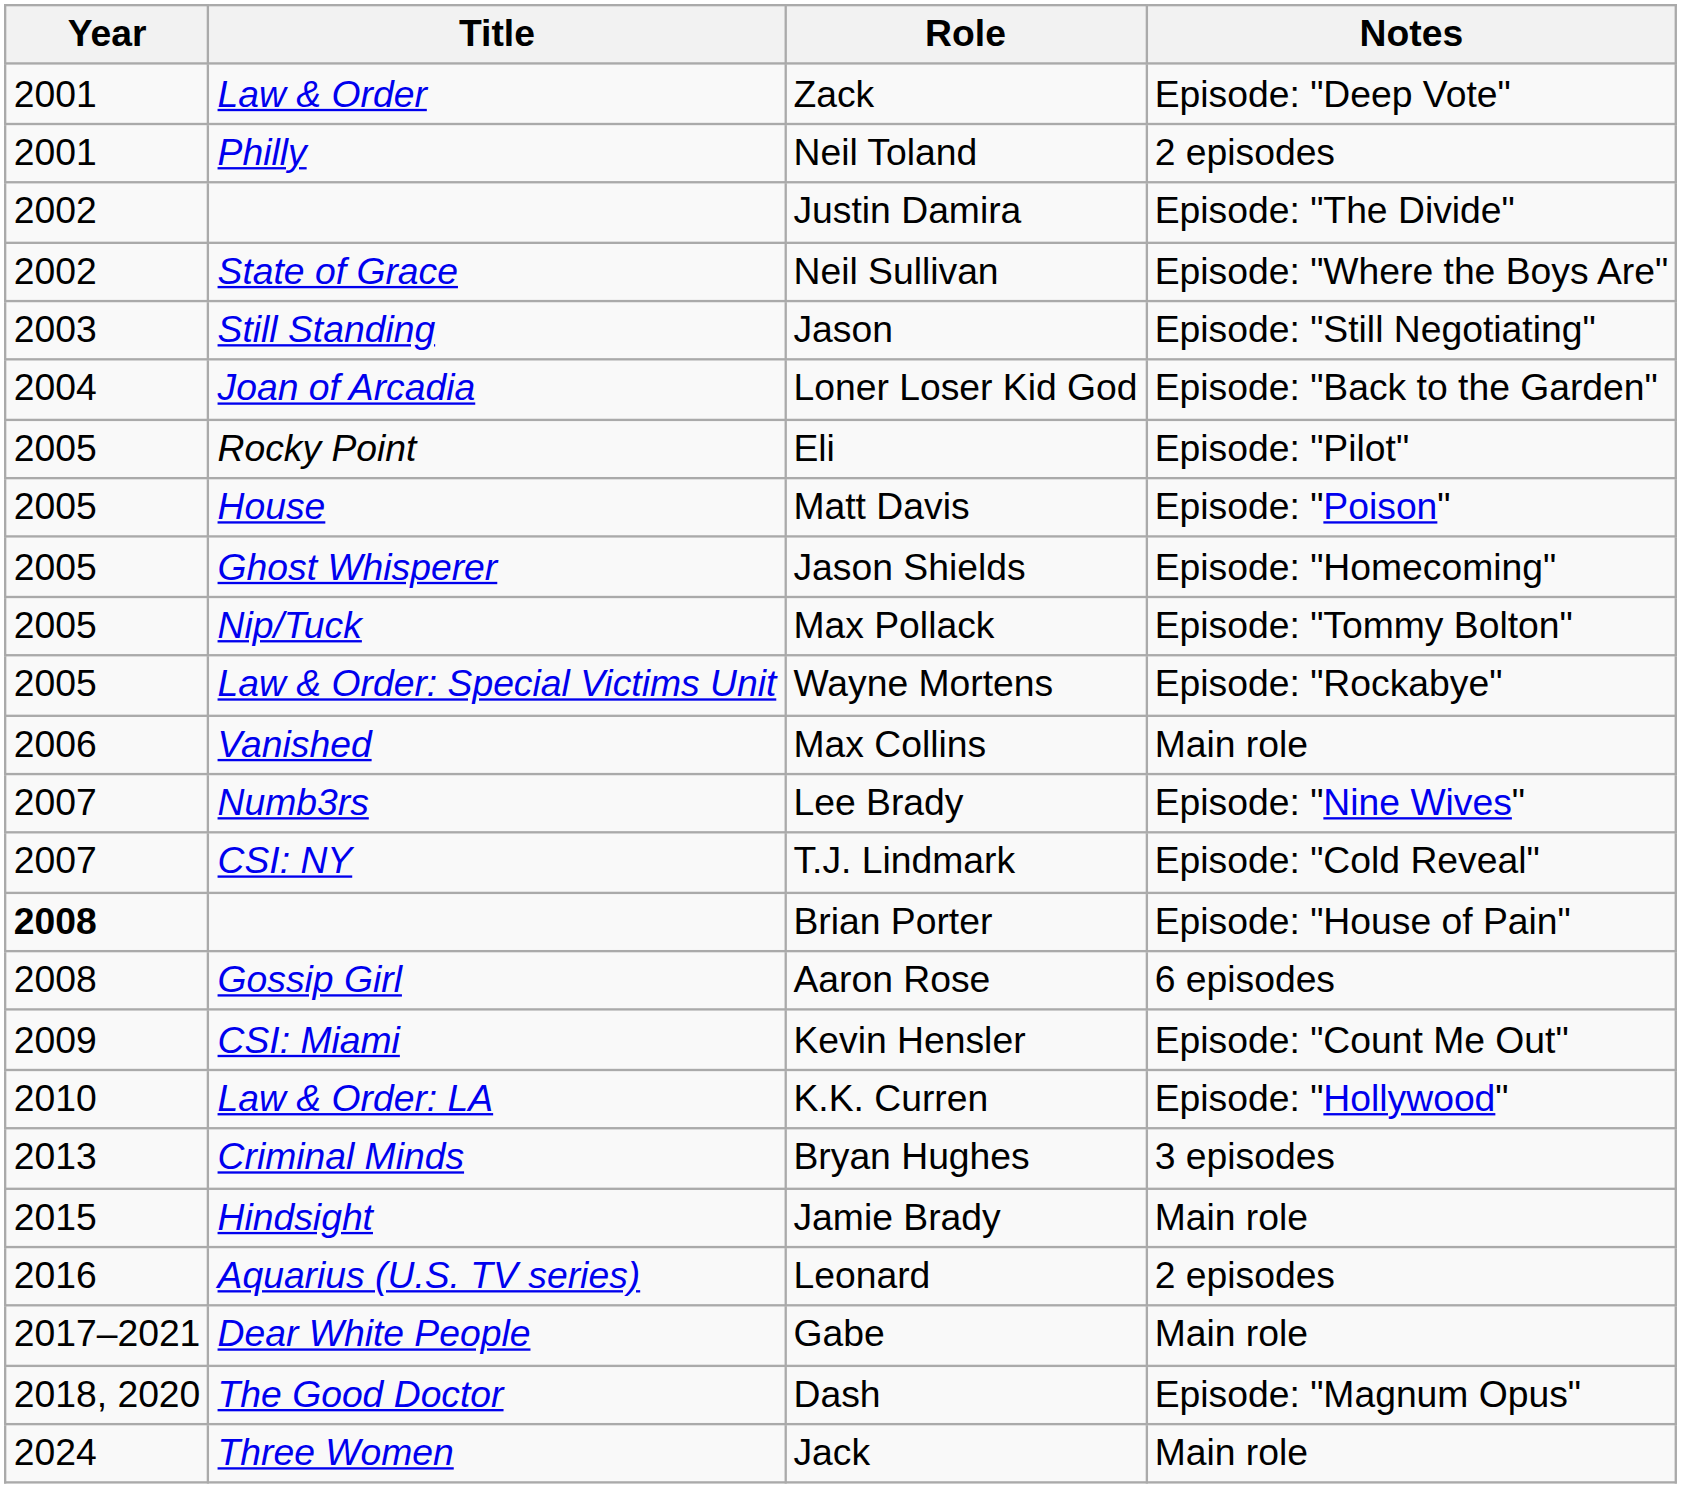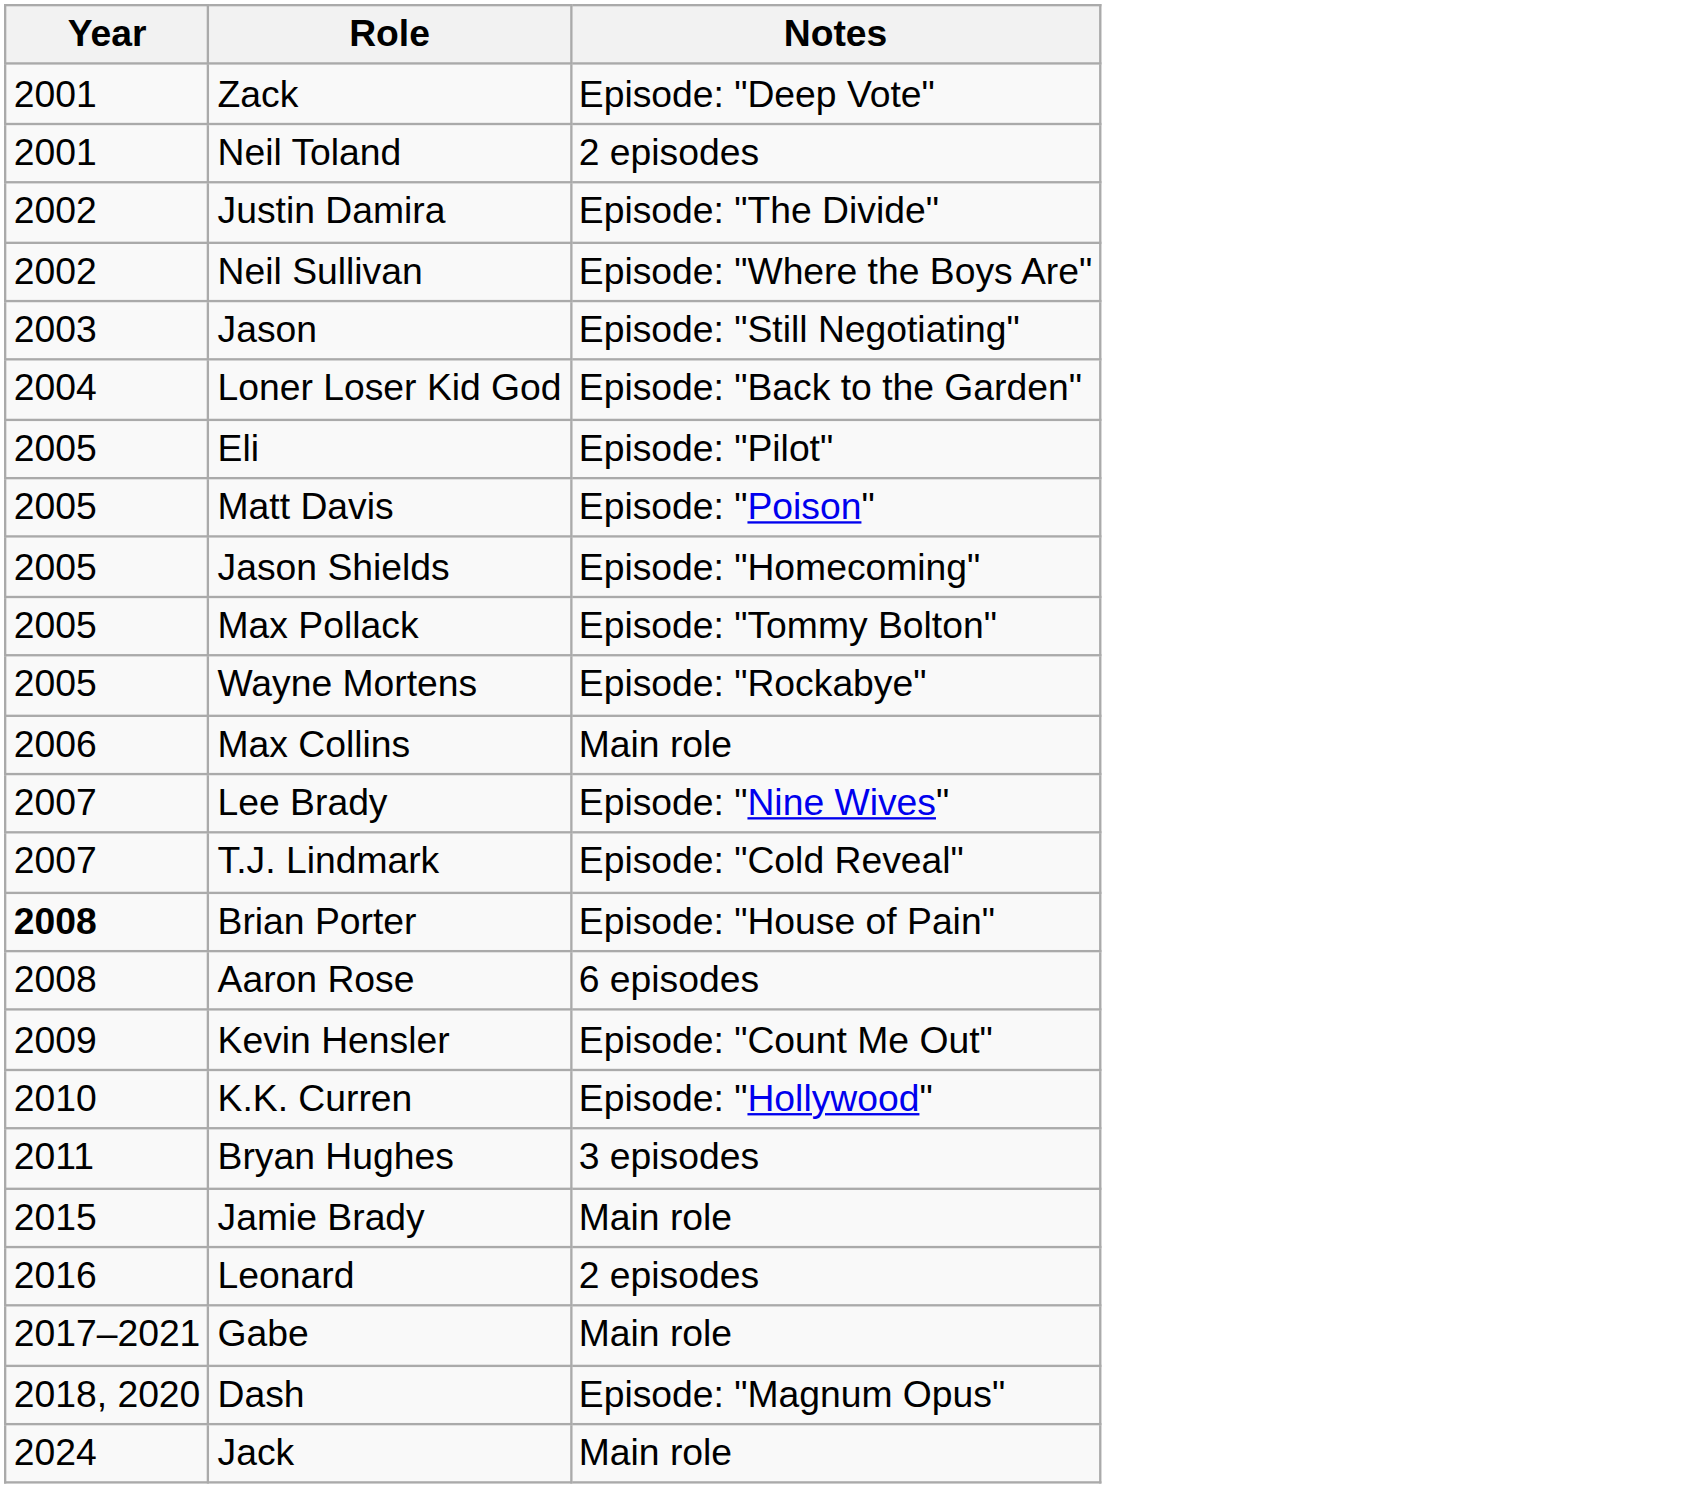- column: (497, 34)
(55, 1157) 2013 -> (54, 1157) 2011
